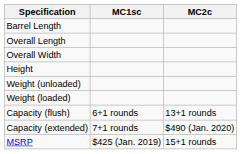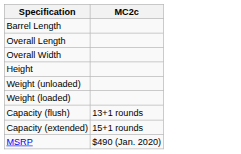- column: (127, 12)
(200, 127) $490 (Jan. 2020) -> (118, 127) 15+1 rounds
(191, 142) 15+1 rounds -> (127, 142) $490 (Jan. 2020)
